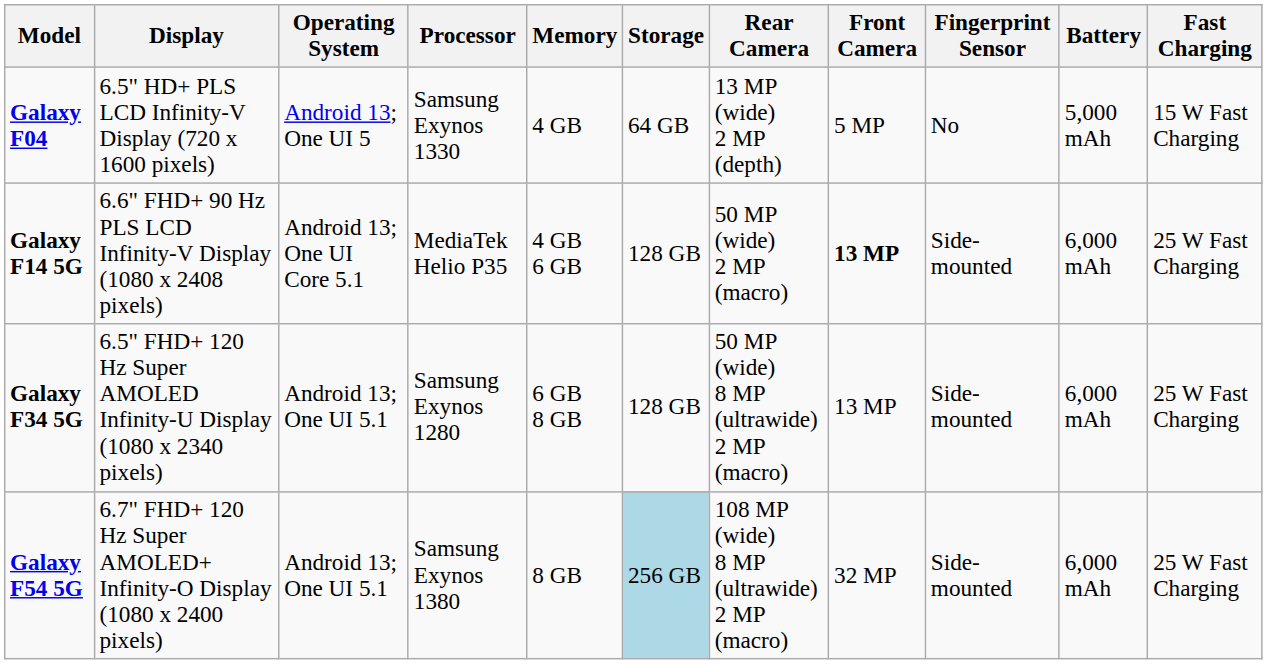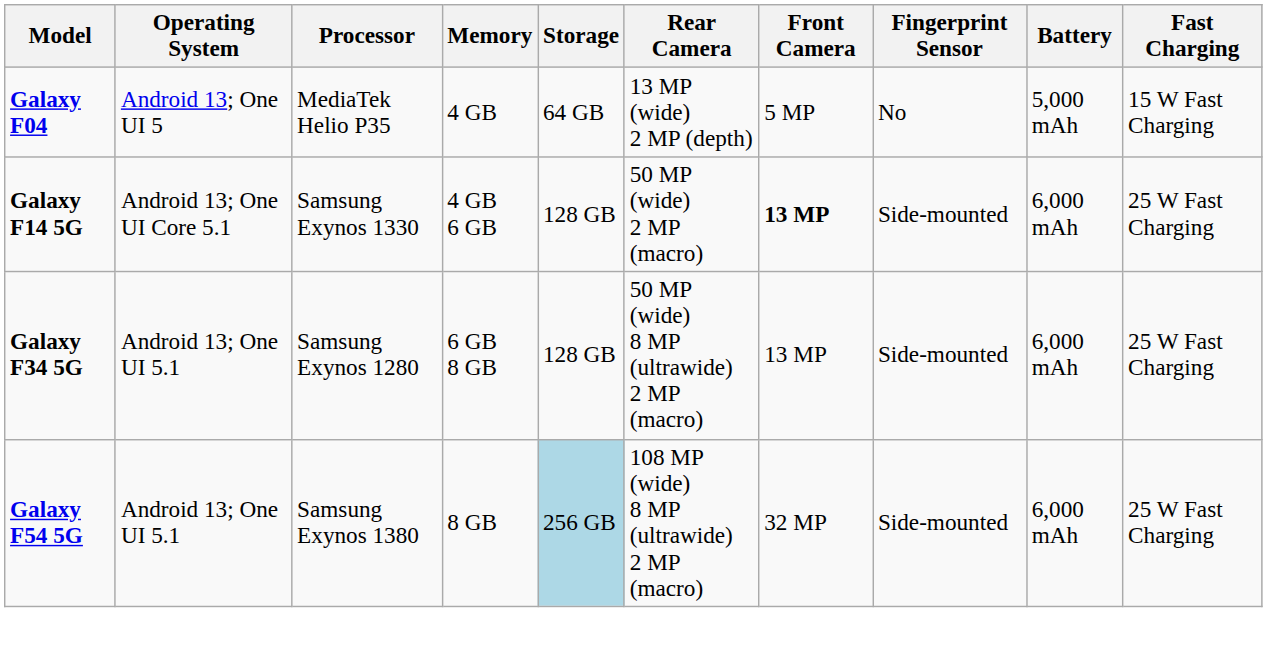- column: (186, 35)
(456, 124) Samsung Exynos 1330 -> (344, 111) MediaTek Helio P35
(461, 253) MediaTek Helio P35 -> (358, 213) Samsung Exynos 1330
